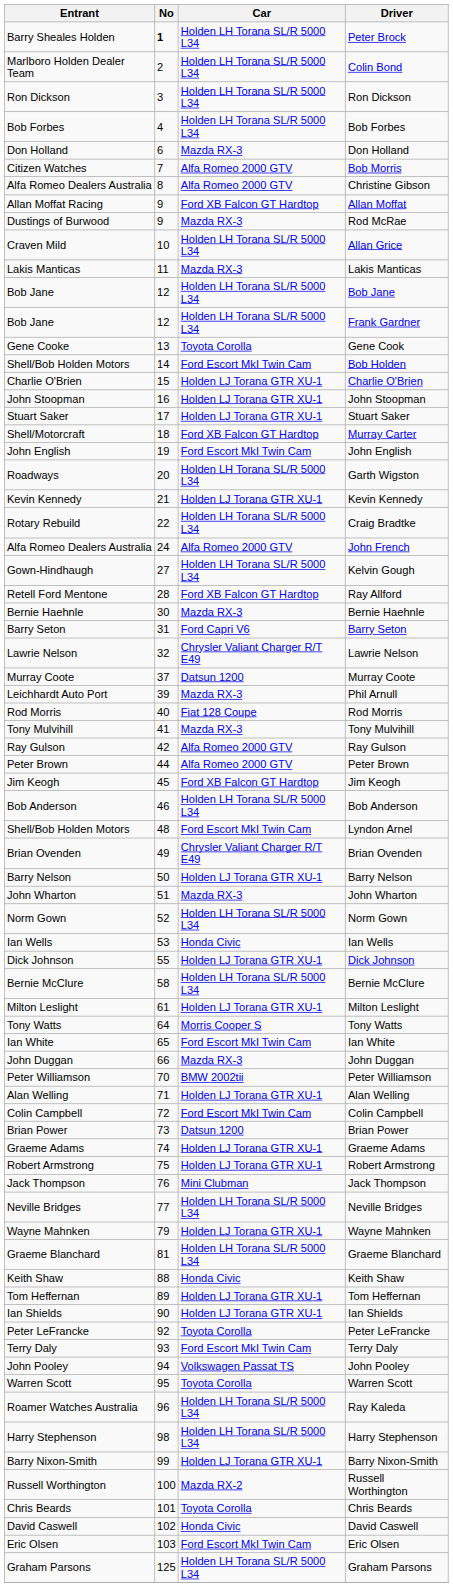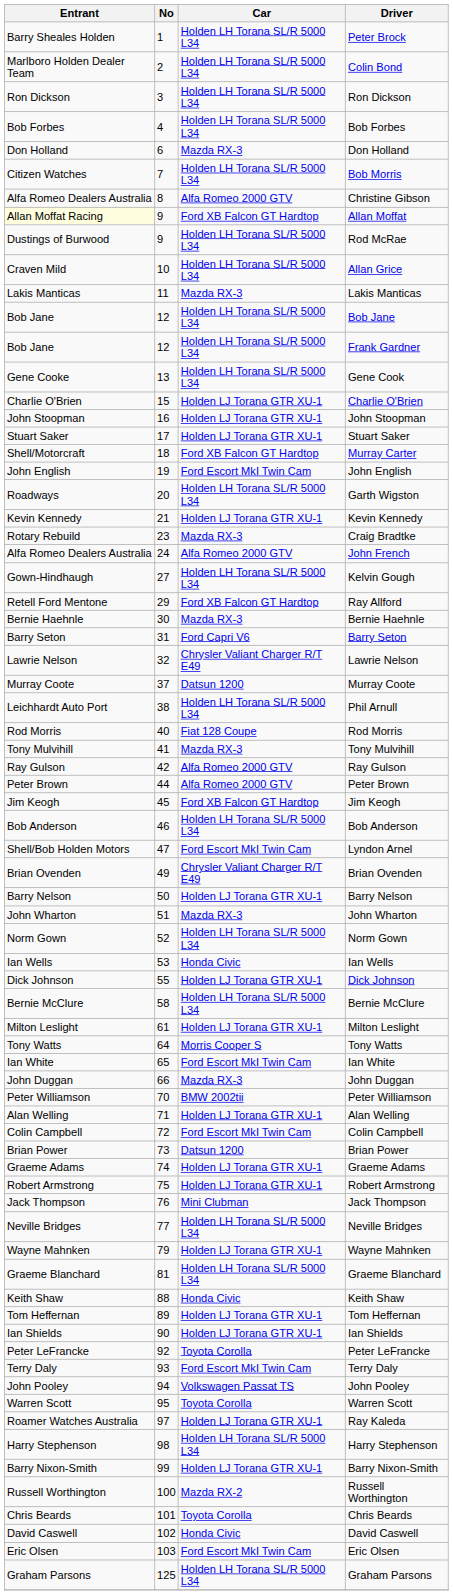(160, 37) bold -> (160, 37) normal
(237, 168) Alfa Romeo 2000 GTV -> (253, 175) Holden LH Torana SL/R 5000 L34
(55, 204) no background -> (55, 216) lightyellow background
(212, 221) Mazda RX-3 -> (253, 240) Holden LH Torana SL/R 5000 L34
(216, 346) Toyota Corolla -> (253, 377) Holden LH Torana SL/R 5000 L34
- row: (377, 364)
(163, 523) 22 -> (163, 536) 23
(253, 523) Holden LH Torana SL/R 5000 L34 -> (212, 536) Mazda RX-3
(163, 594) 28 -> (163, 601) 29
(163, 694) 39 -> (163, 708) 38
(212, 694) Mazda RX-3 -> (253, 708) Holden LH Torana SL/R 5000 L34
(163, 830) 48 -> (163, 849) 47
(163, 1407) 96 -> (163, 1421) 97
(253, 1407) Holden LH Torana SL/R 5000 L34 -> (252, 1421) Holden LJ Torana GTR XU-1
